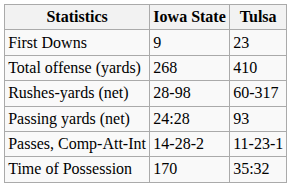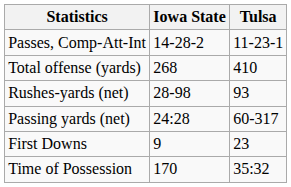rows swapped: (48, 42) <-> (77, 144)
(256, 93) 60-317 -> (241, 93) 93
(241, 118) 93 -> (256, 118) 60-317
